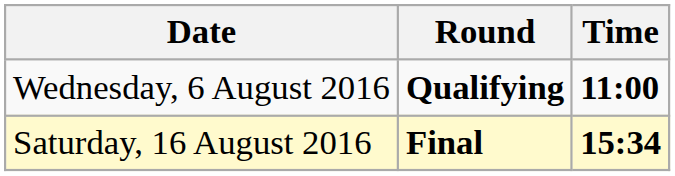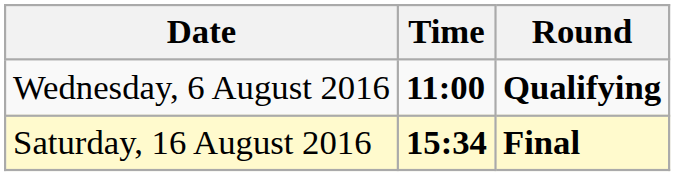columns swapped: (621, 32) <-> (485, 32)
